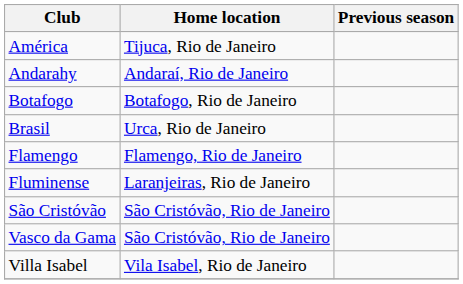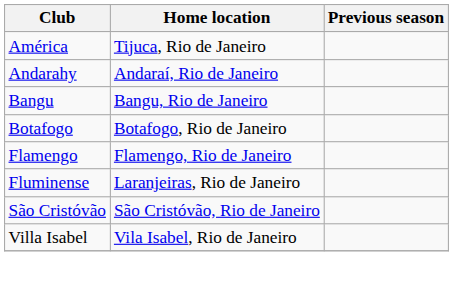+ row: (31, 100)
- row: (29, 127)
- row: (62, 237)
